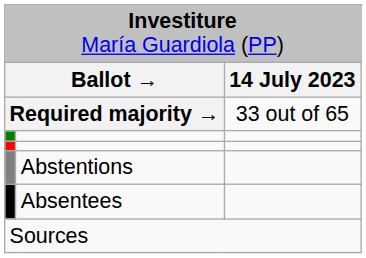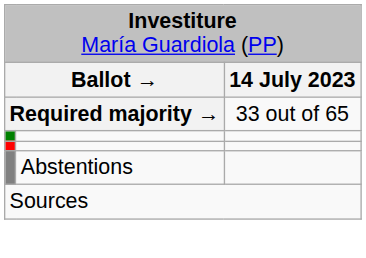- row: (10, 202)
